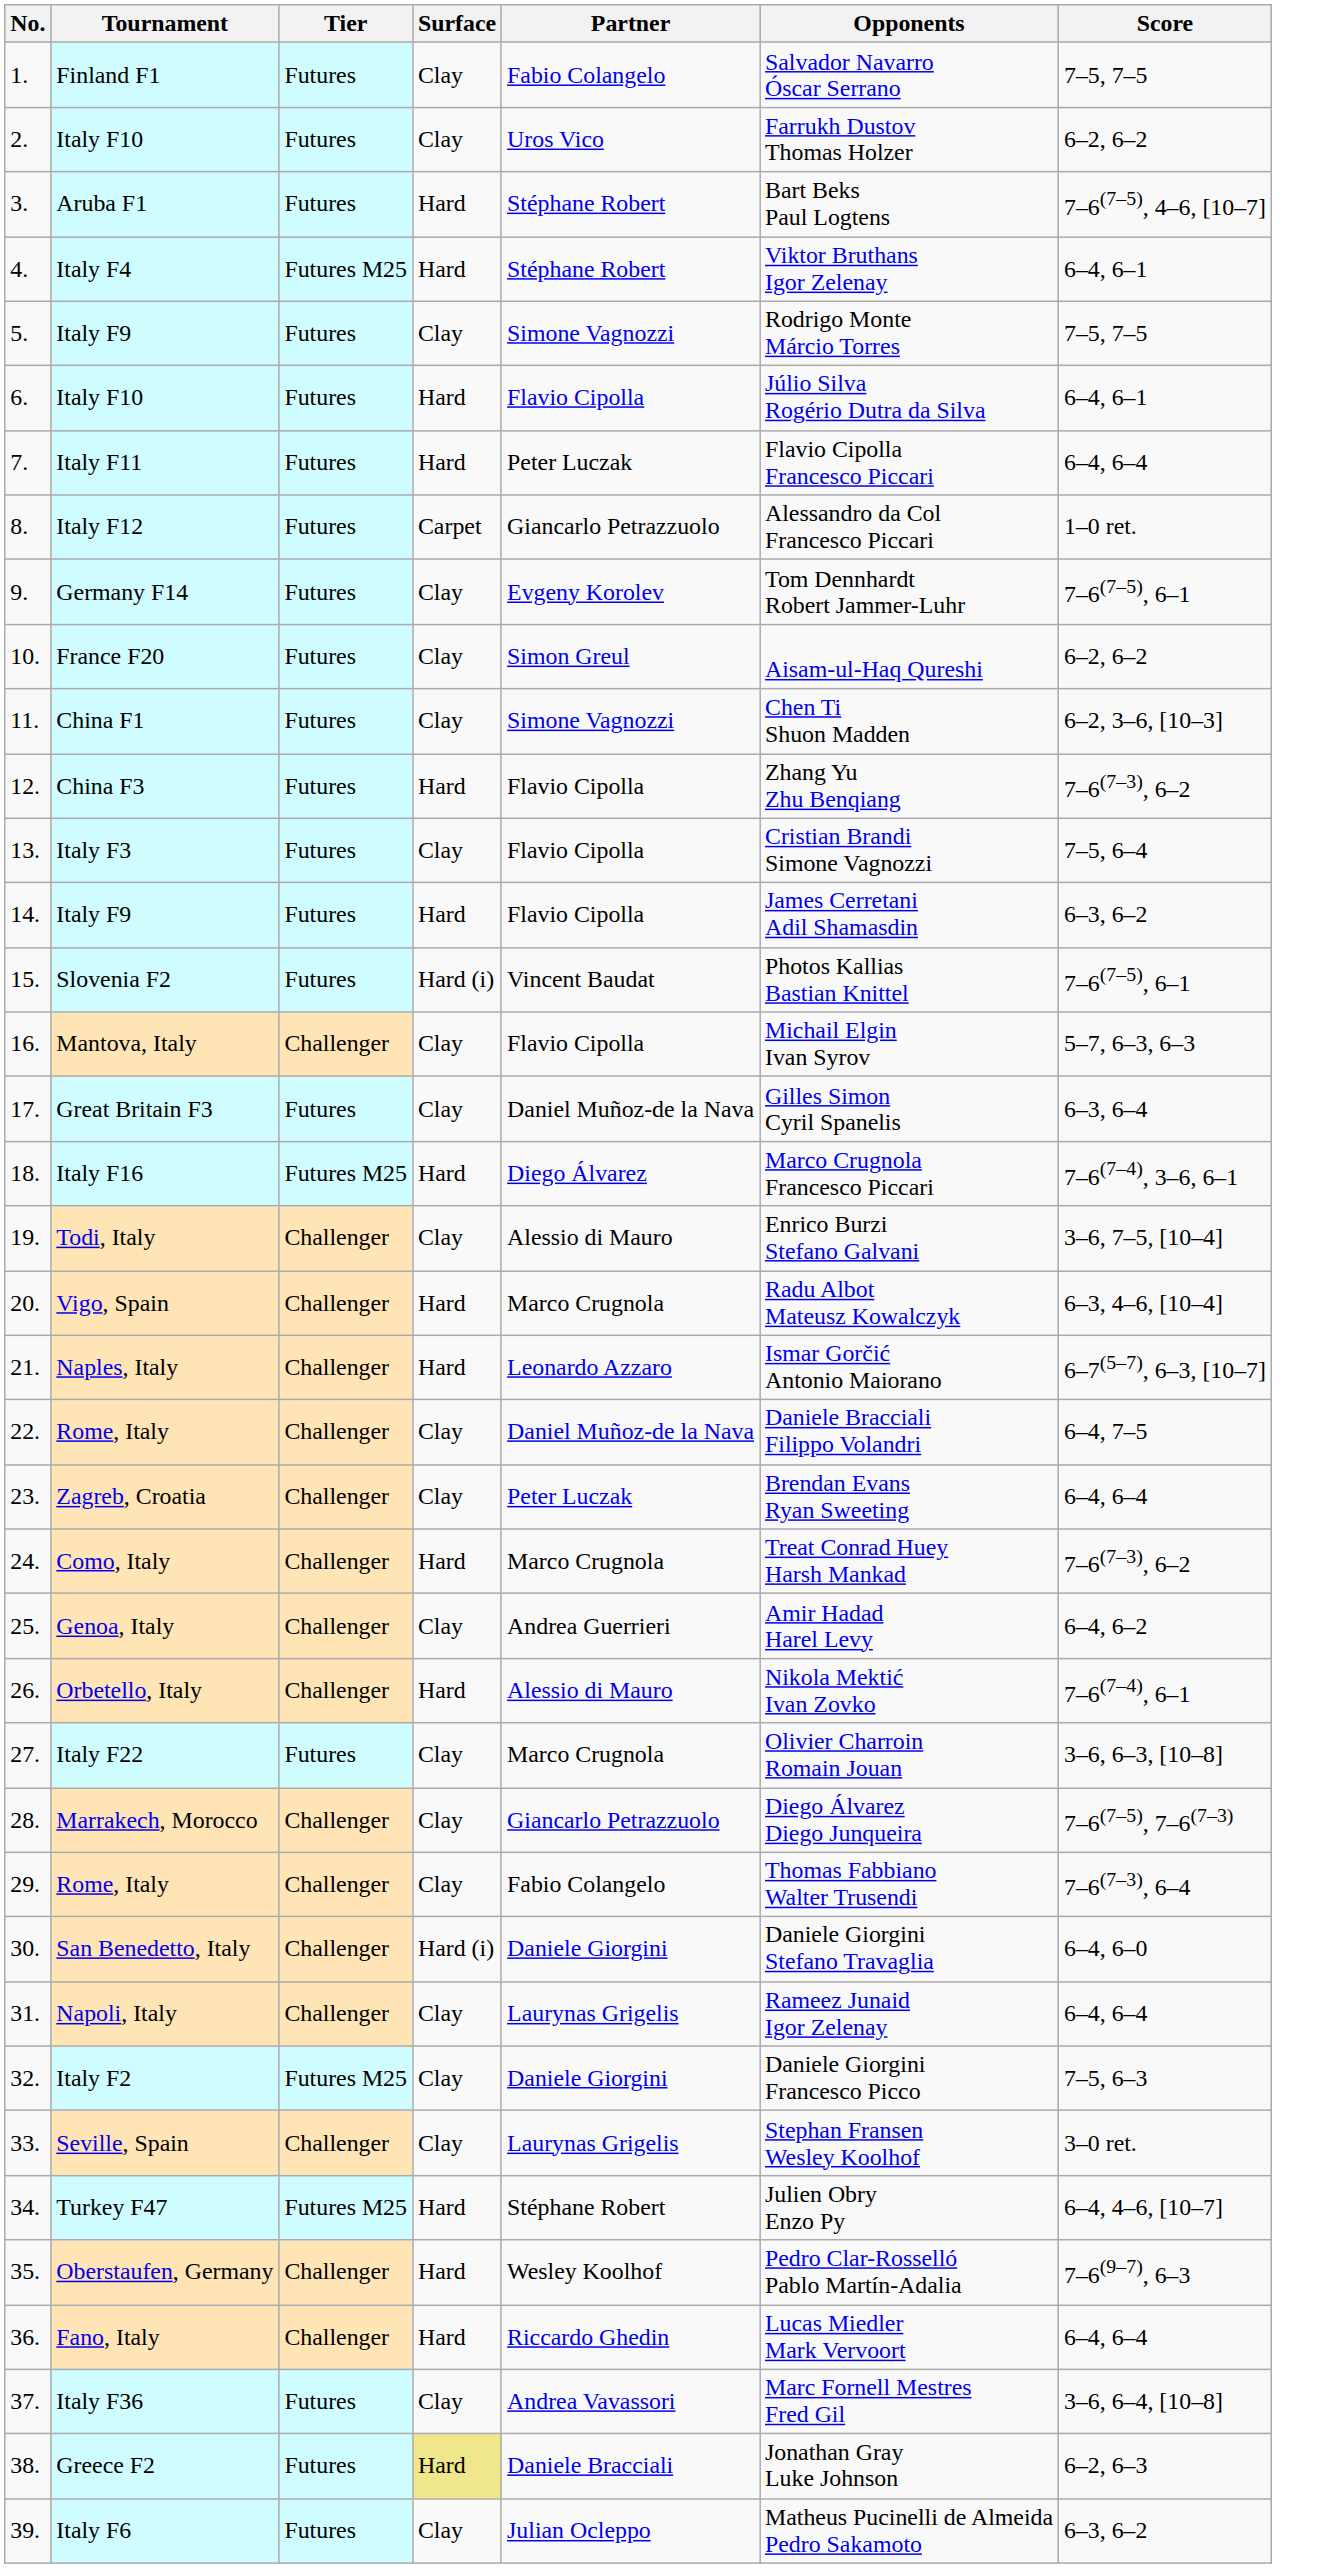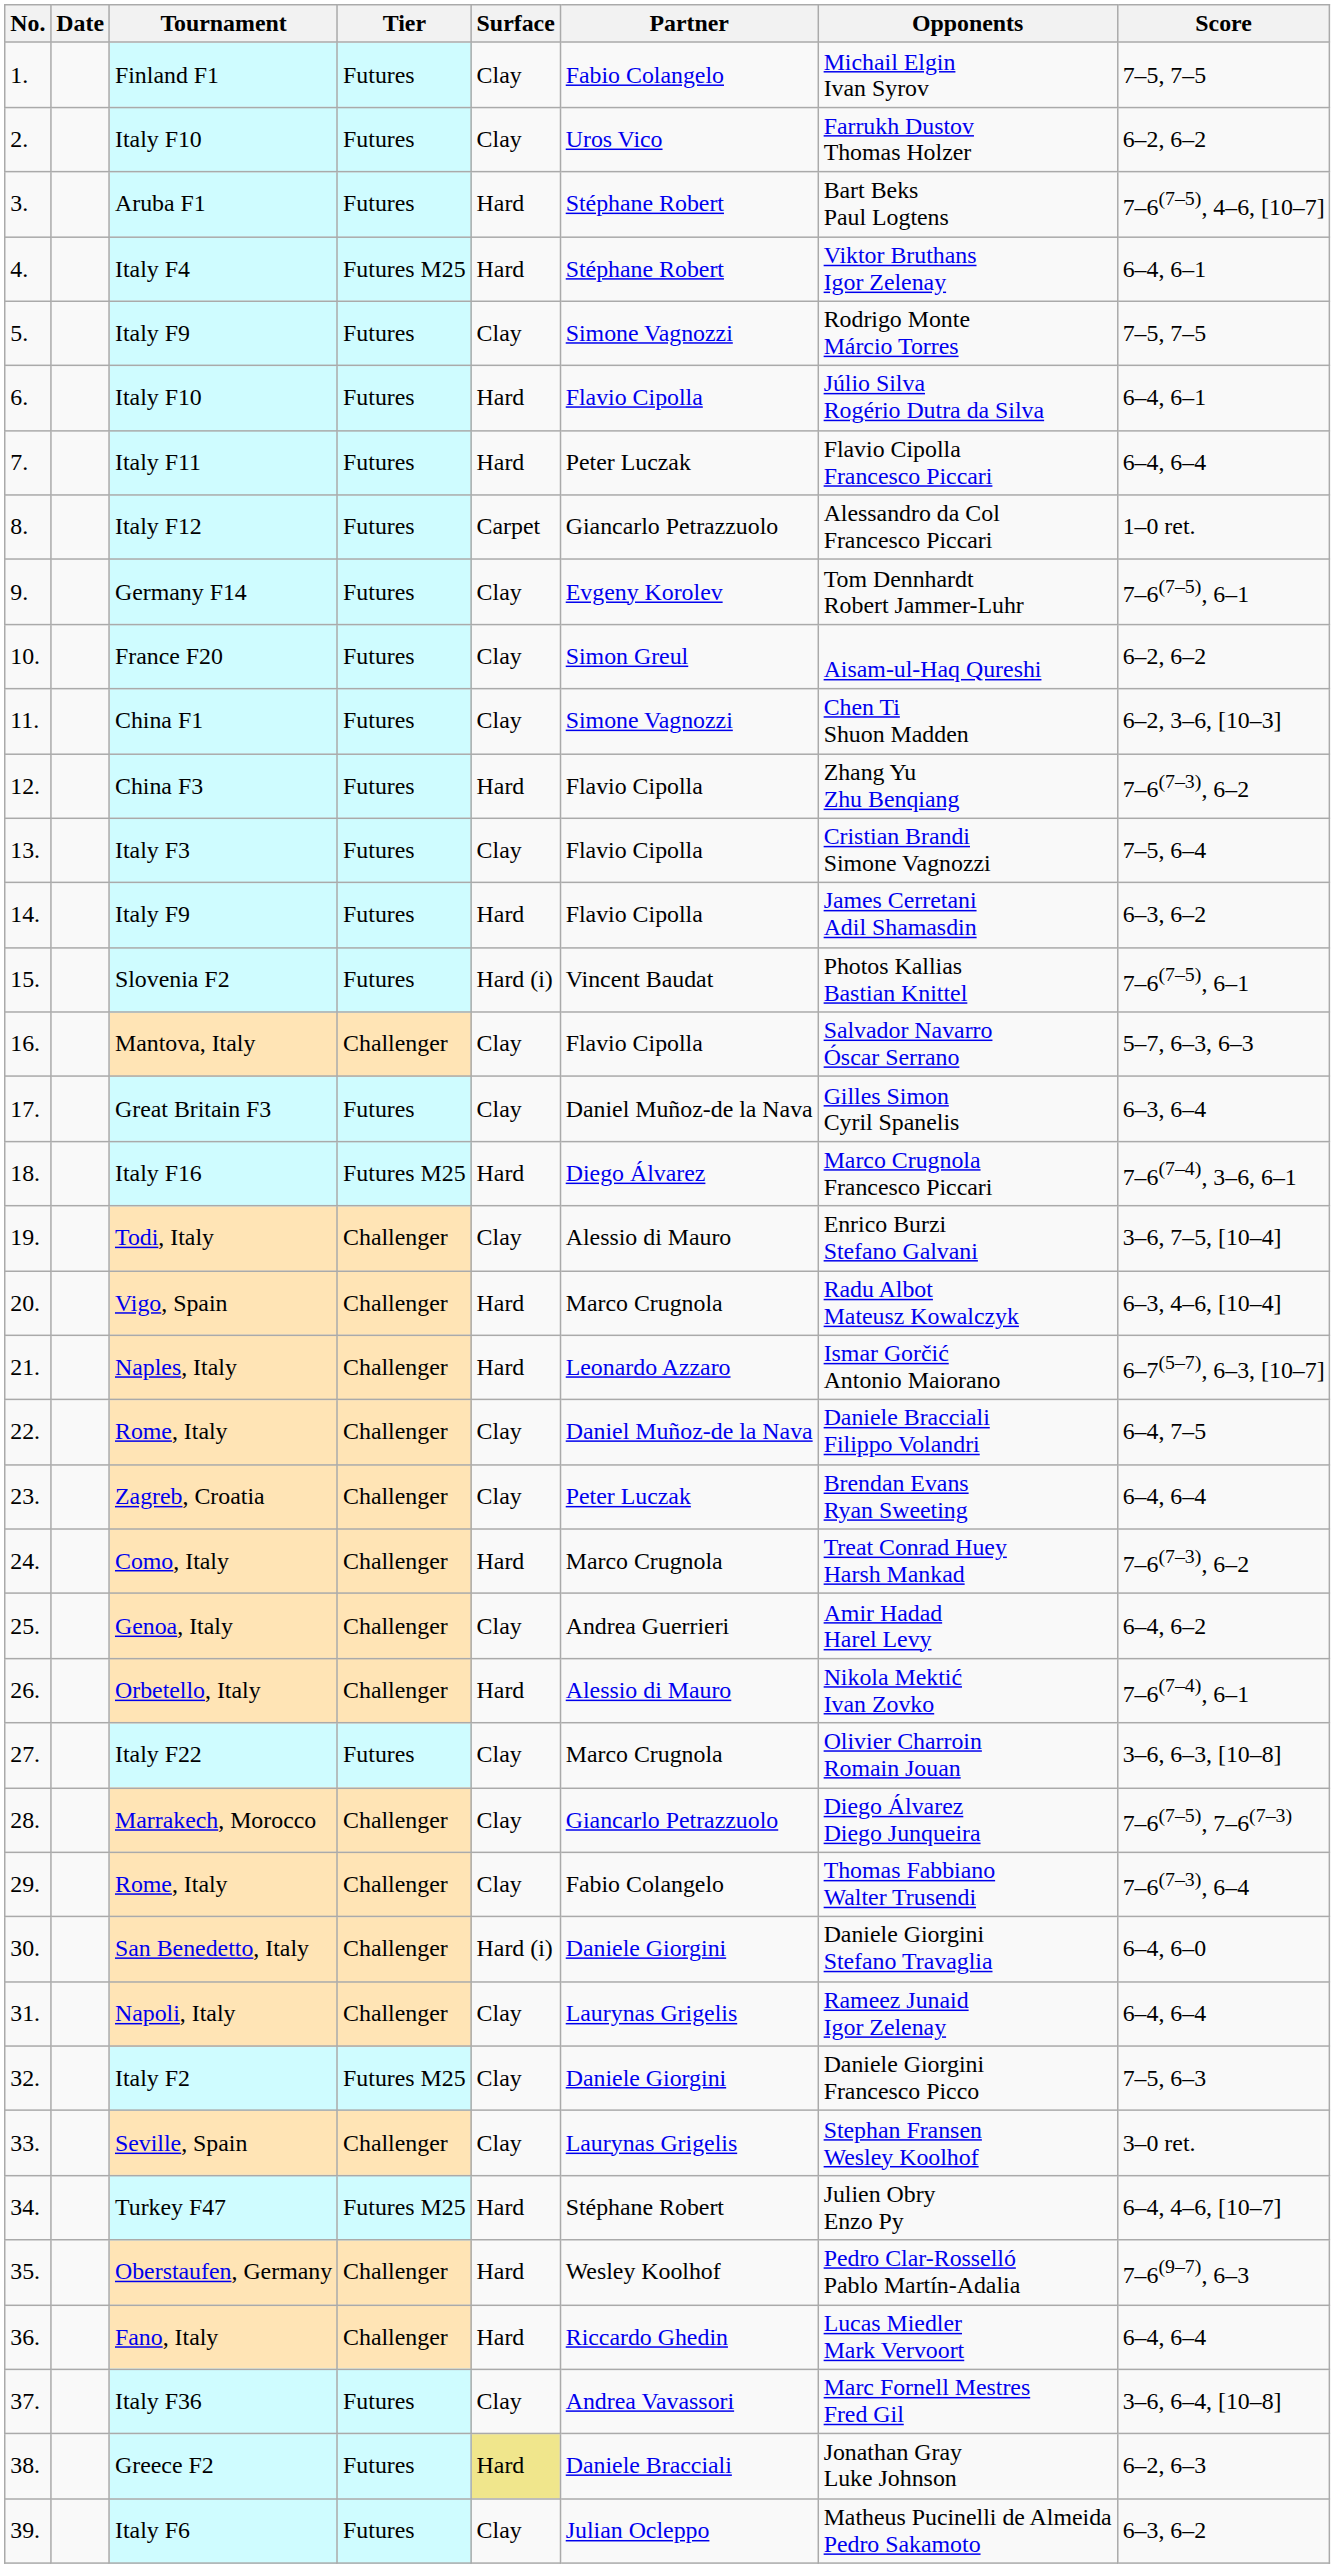+ column: (80, 23)
(849, 74) Salvador Navarro Óscar Serrano -> (890, 74) Michail Elgin Ivan Syrov
(831, 1044) Michail Elgin Ivan Syrov -> (908, 1044) Salvador Navarro Óscar Serrano
